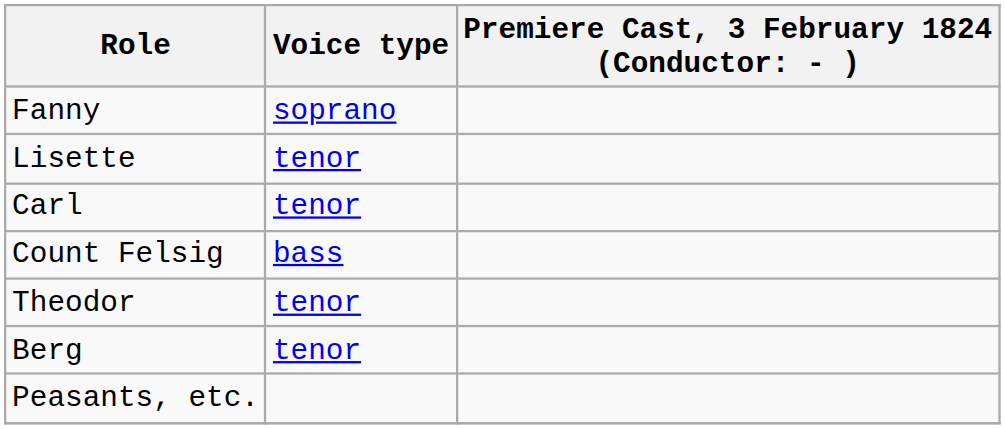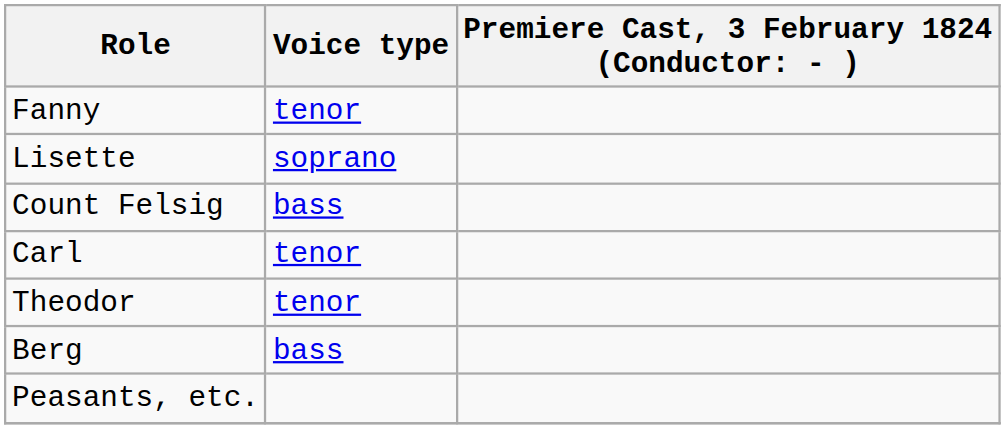(335, 111) soprano -> (317, 111) tenor
(317, 159) tenor -> (335, 159) soprano
rows swapped: (118, 255) <-> (47, 207)
(317, 350) tenor -> (308, 350) bass
